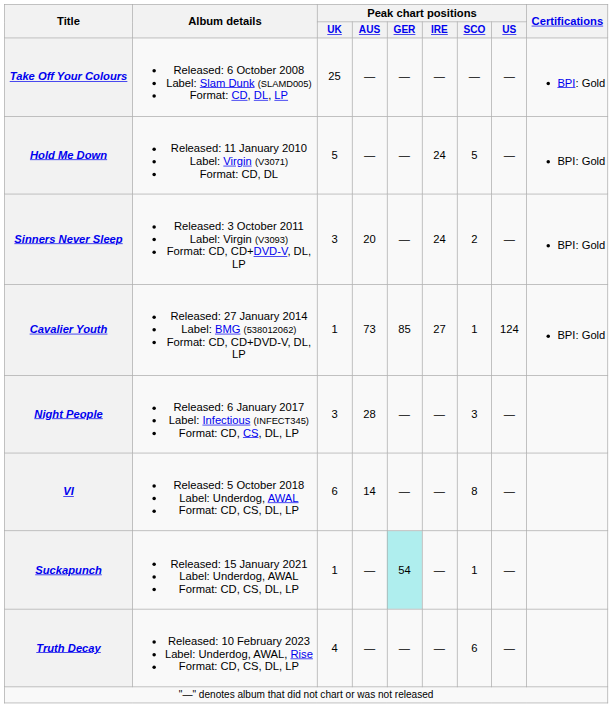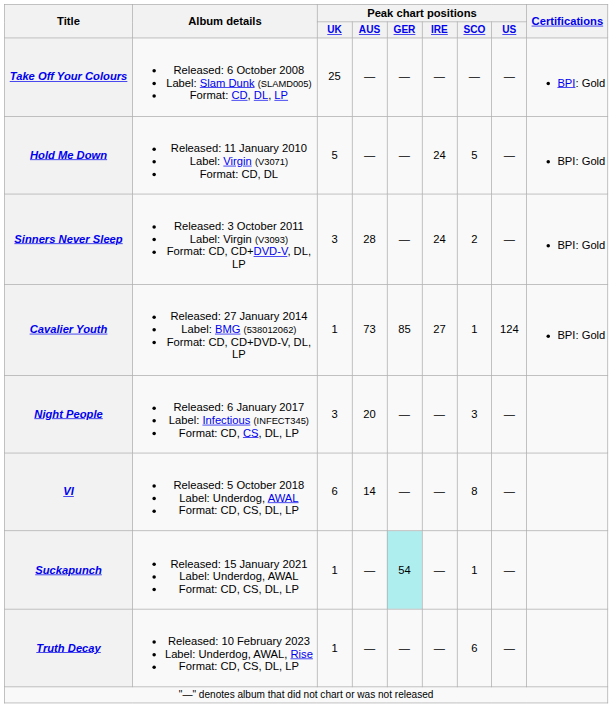(370, 239) 20 -> (370, 239) 28
(370, 414) 28 -> (370, 414) 20
(335, 648) 4 -> (335, 648) 1
